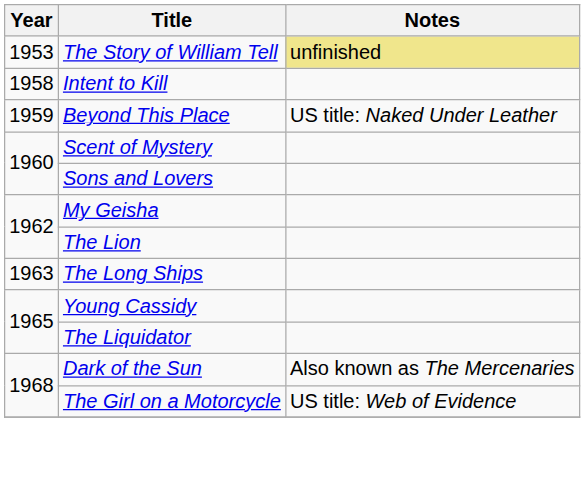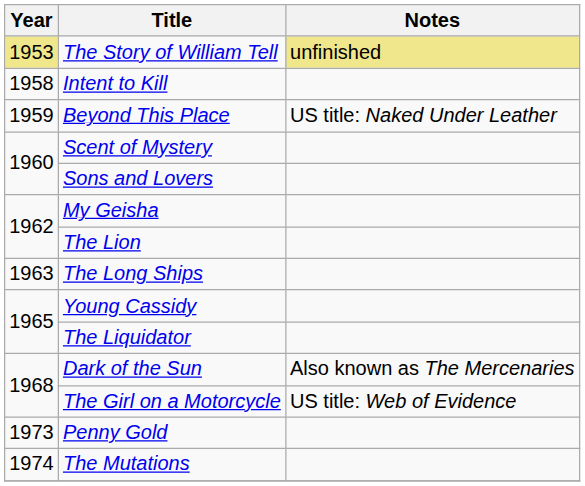(31, 52) no background -> (31, 52) khaki background
+ row: (115, 432)
+ row: (126, 464)
